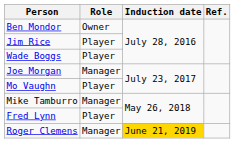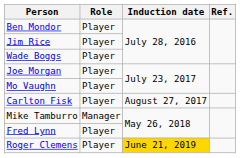(96, 27) Owner -> (99, 27) Player
(101, 71) Manager -> (99, 71) Player
+ row: (39, 101)
(101, 130) Manager -> (99, 145) Player
